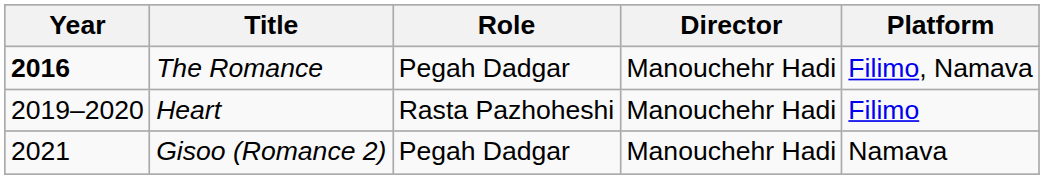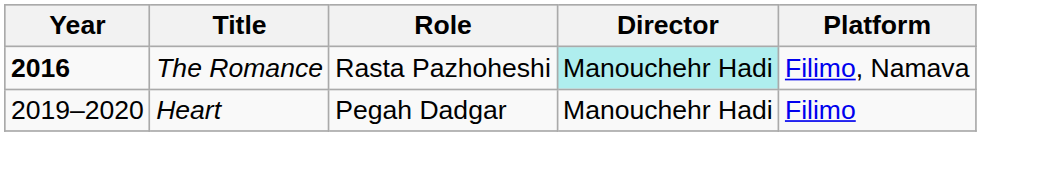(484, 67) Pegah Dadgar -> (443, 67) Rasta Pazhoheshi
(731, 67) no background -> (668, 67) paleturquoise background
(506, 109) Rasta Pazhoheshi -> (421, 109) Pegah Dadgar
- row: (271, 151)
